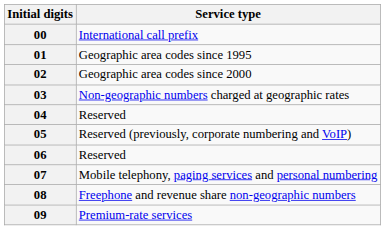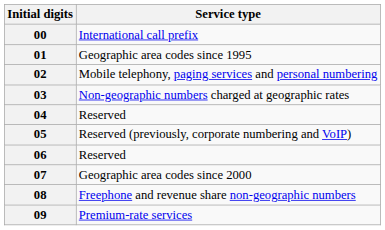(165, 74) Geographic area codes since 2000 -> (228, 74) Mobile telephony, paging services and personal numbering
(228, 174) Mobile telephony, paging services and personal numbering -> (165, 174) Geographic area codes since 2000
